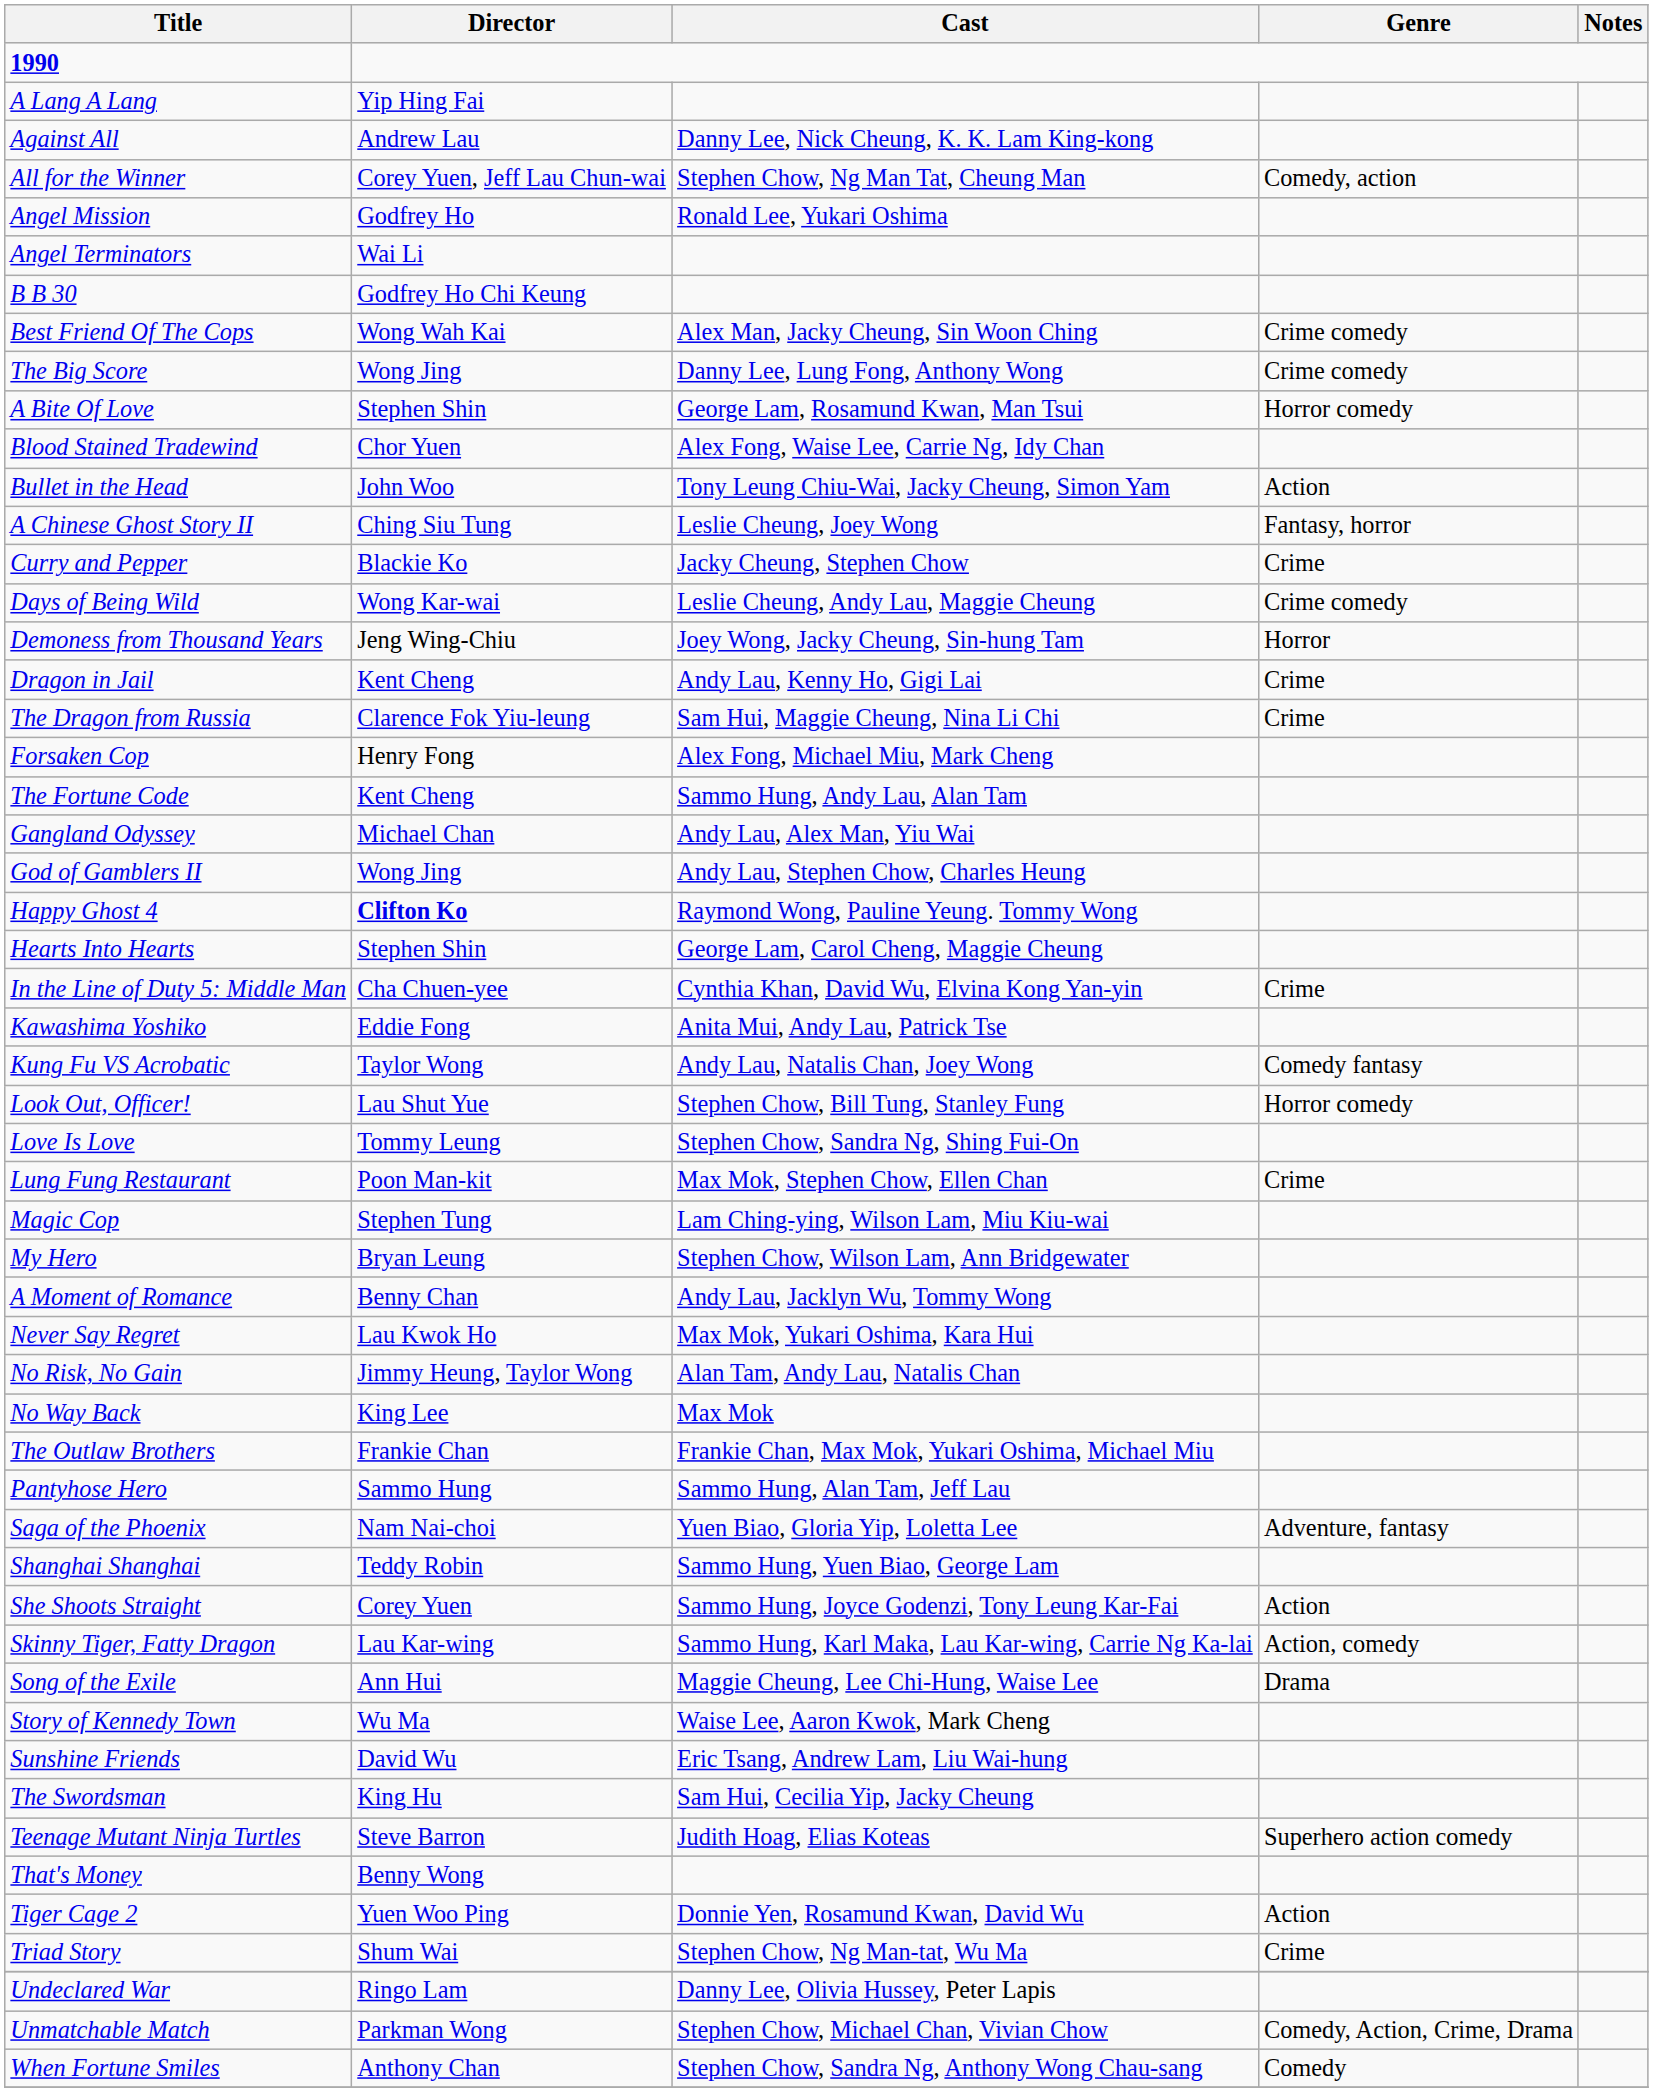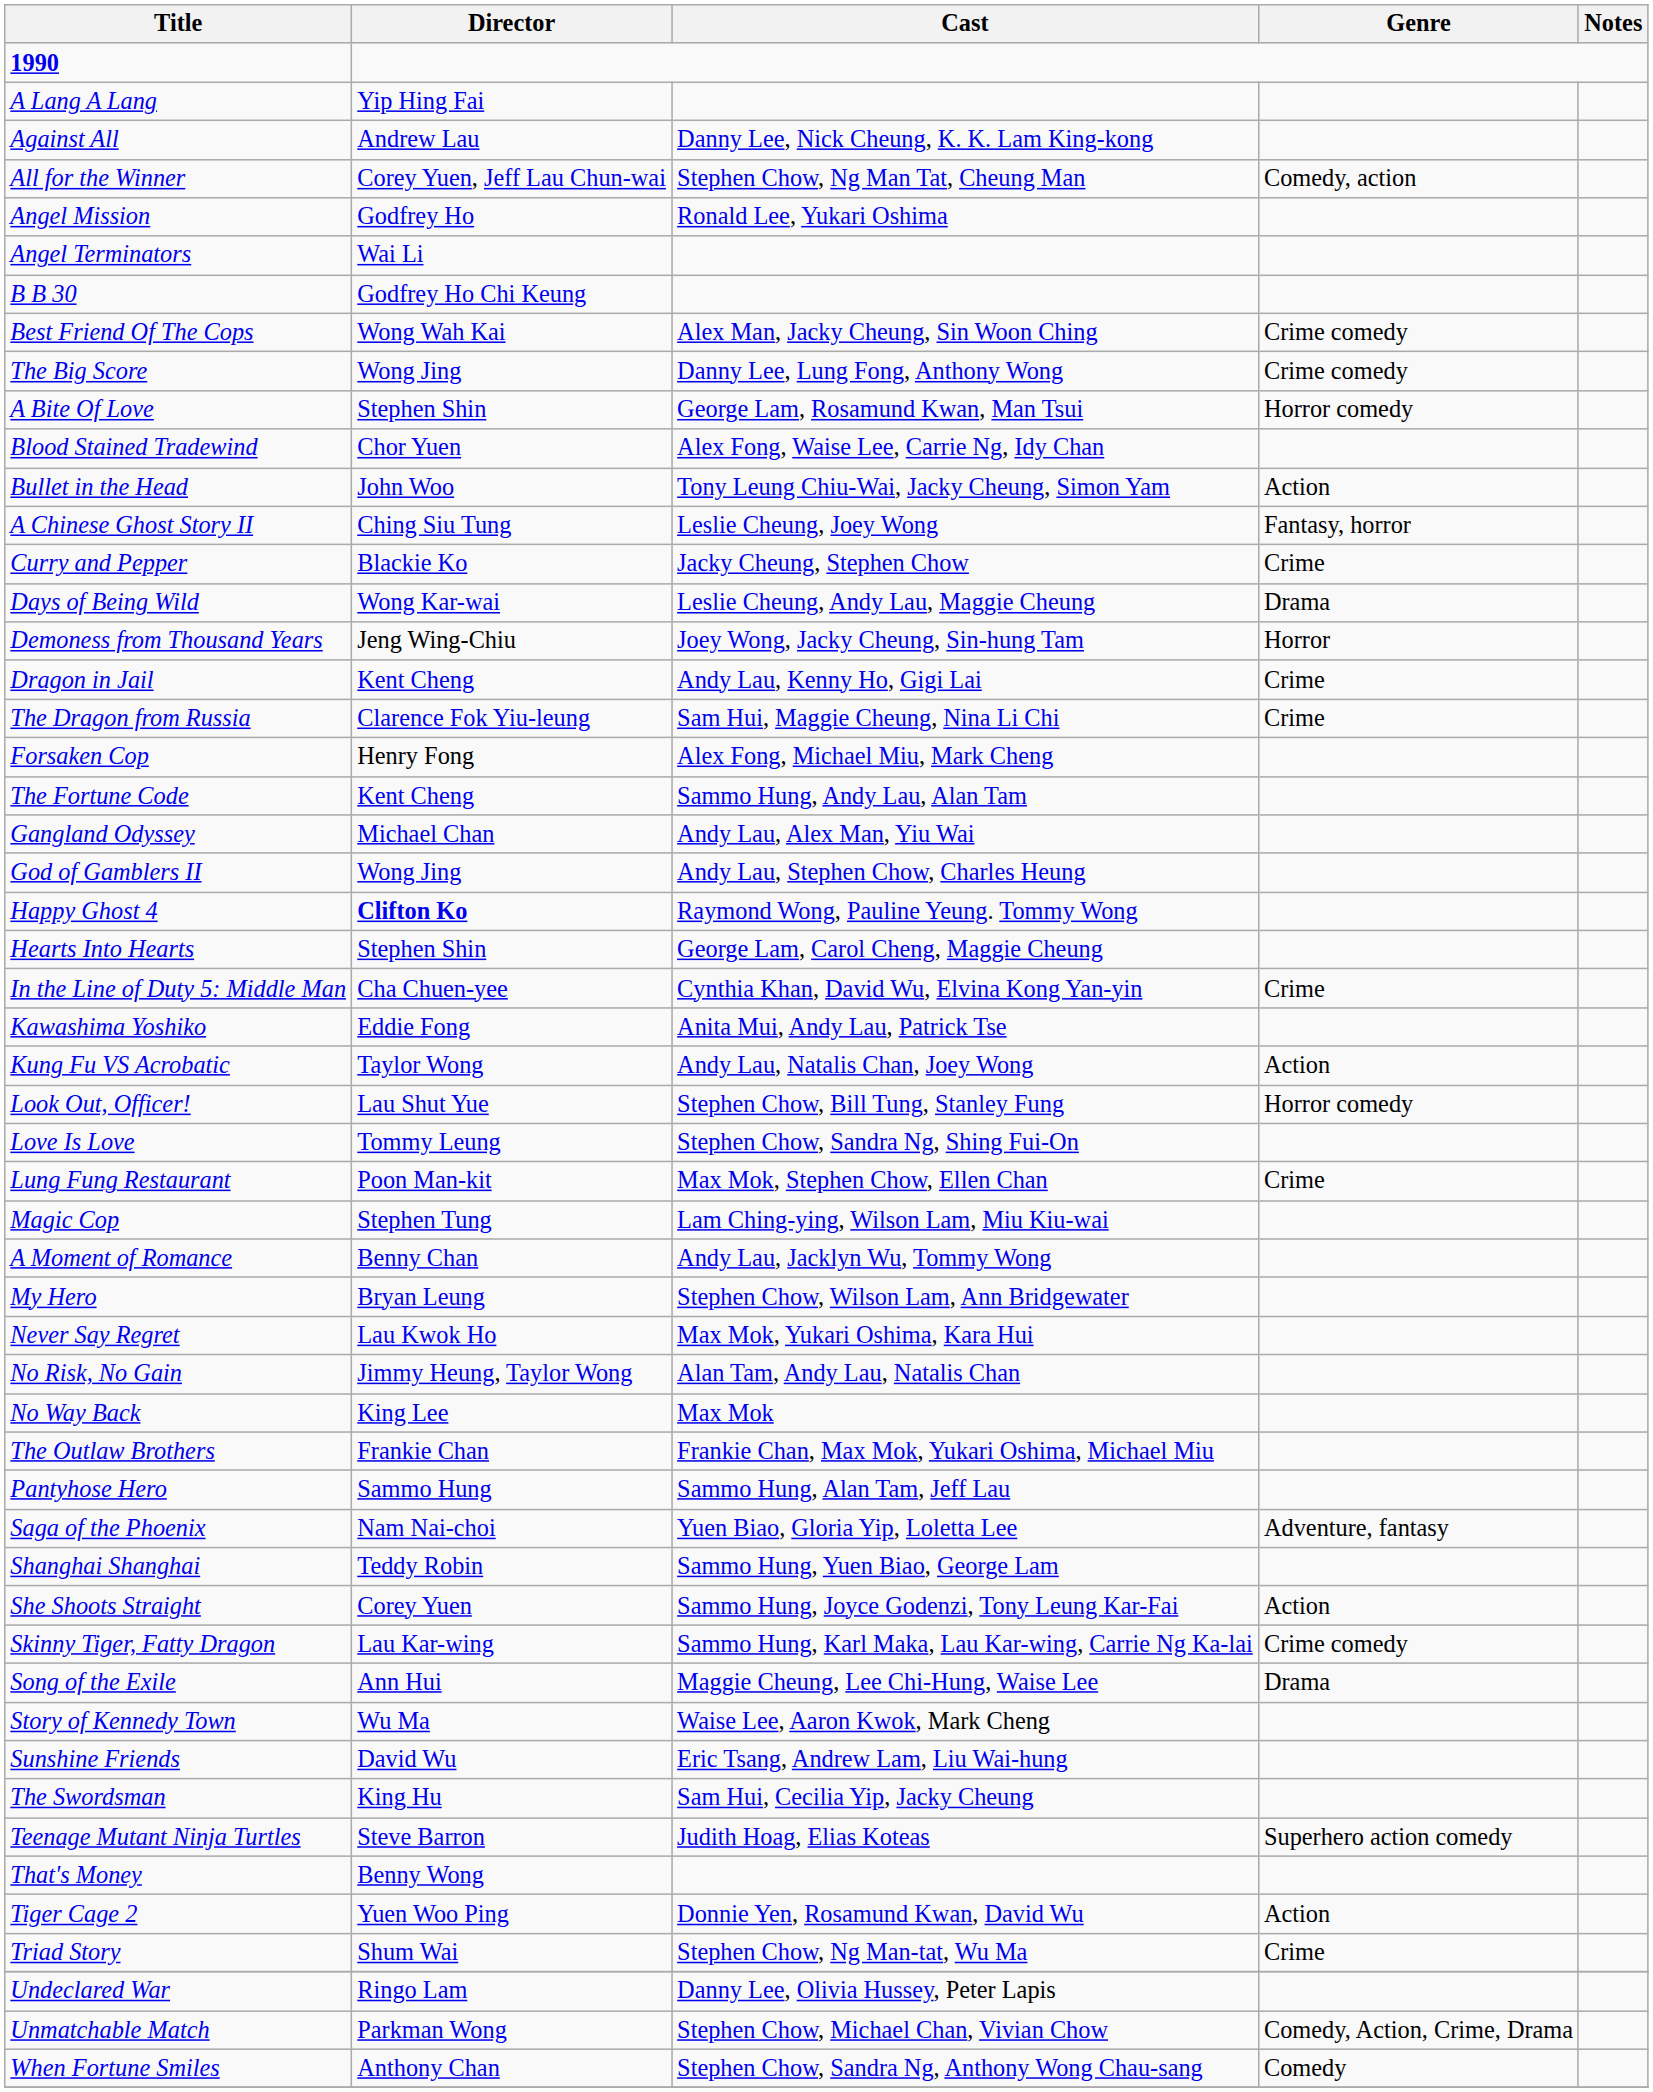(1336, 602) Crime comedy -> (1297, 602) Drama
(1343, 1065) Comedy fantasy -> (1297, 1065) Action
rows swapped: (121, 1296) <-> (53, 1258)
(1342, 1643) Action, comedy -> (1336, 1643) Crime comedy
